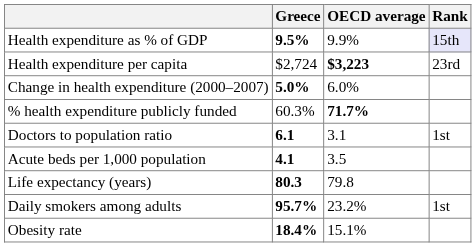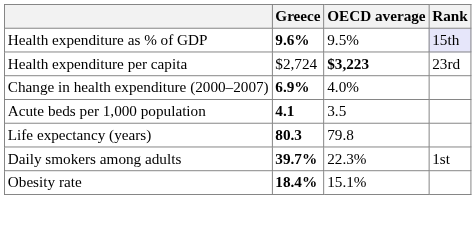(292, 40) 9.5% -> (292, 40) 9.6%
(343, 40) 9.9% -> (343, 40) 9.5%
(292, 87) 5.0% -> (292, 87) 6.9%
(343, 87) 6.0% -> (343, 87) 4.0%
- row: (122, 111)
- row: (90, 135)
(296, 206) 95.7% -> (296, 158) 39.7%
(347, 206) 23.2% -> (347, 158) 22.3%
